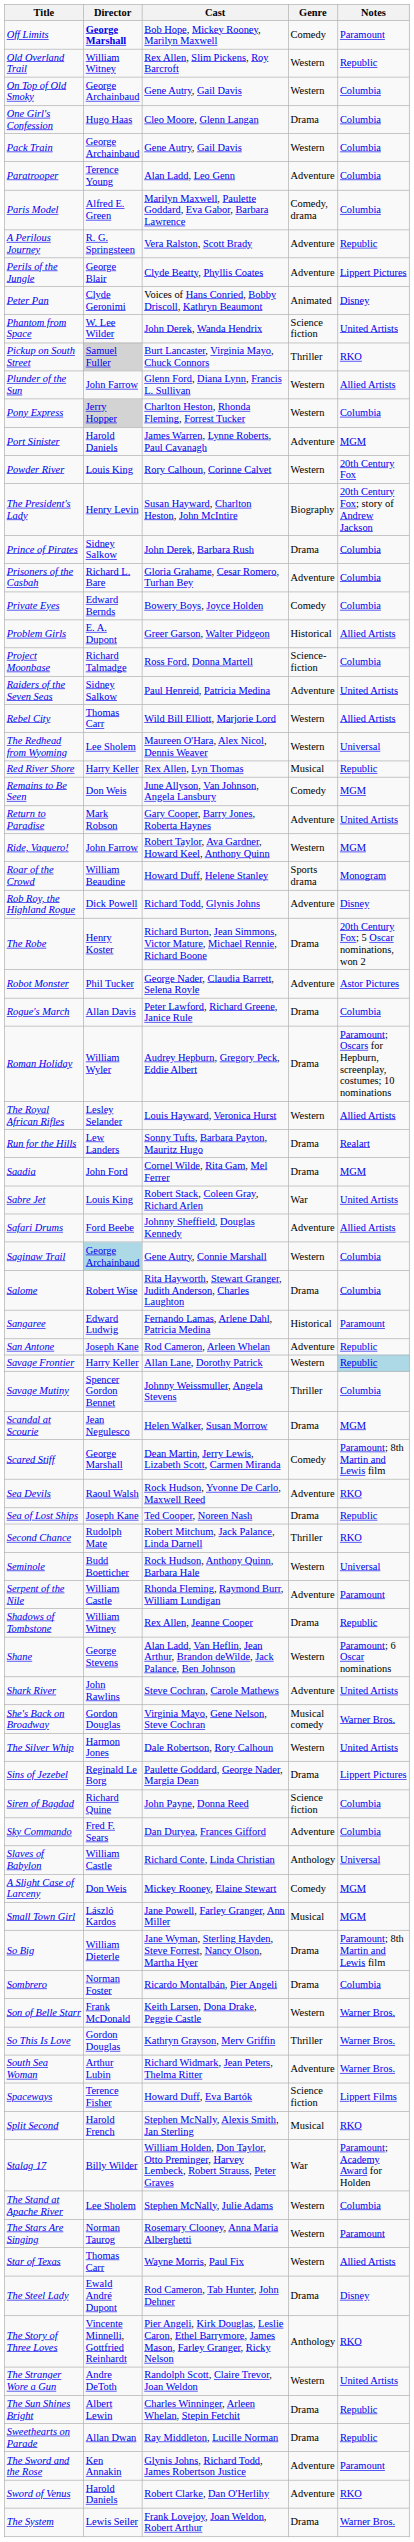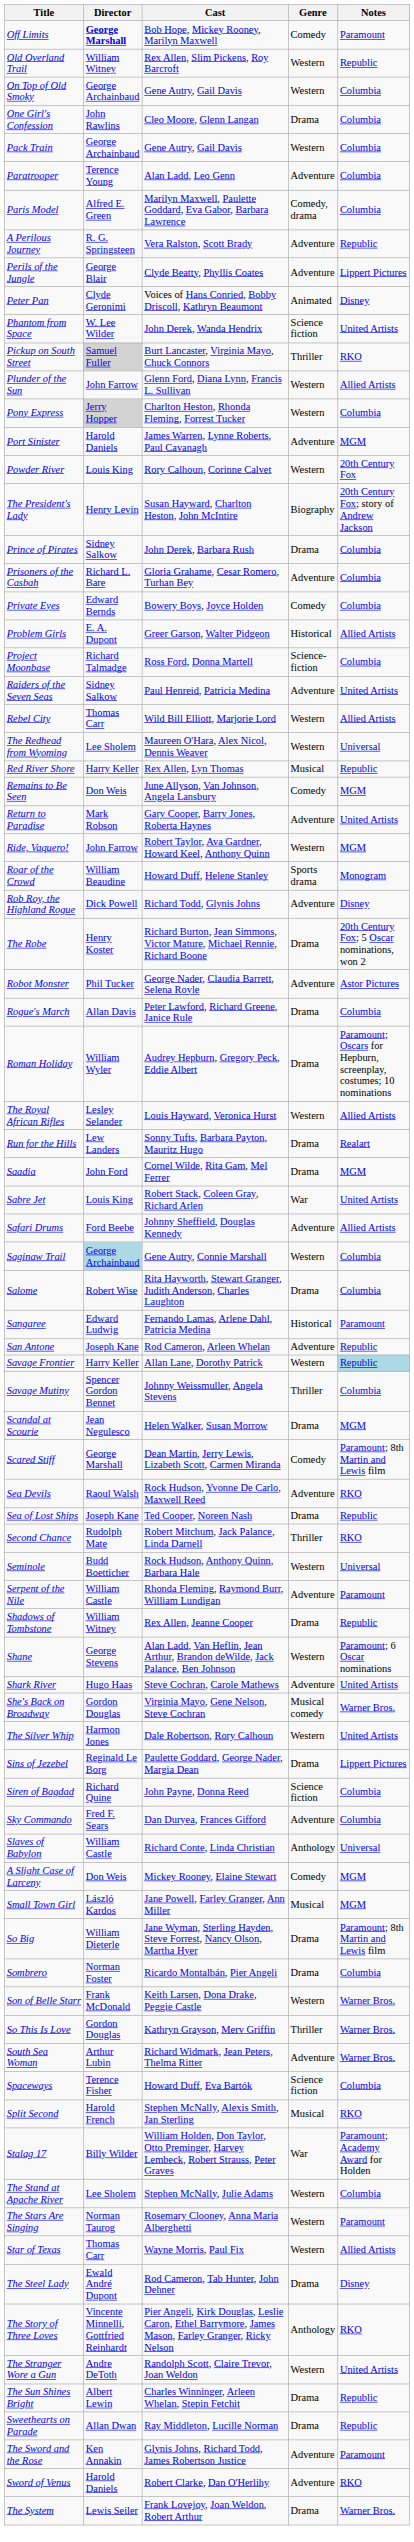(109, 119) Hugo Haas -> (103, 119) John Rawlins
(103, 1691) John Rawlins -> (109, 1685) Hugo Haas
(368, 2097) Lippert Films -> (360, 2085) Columbia
